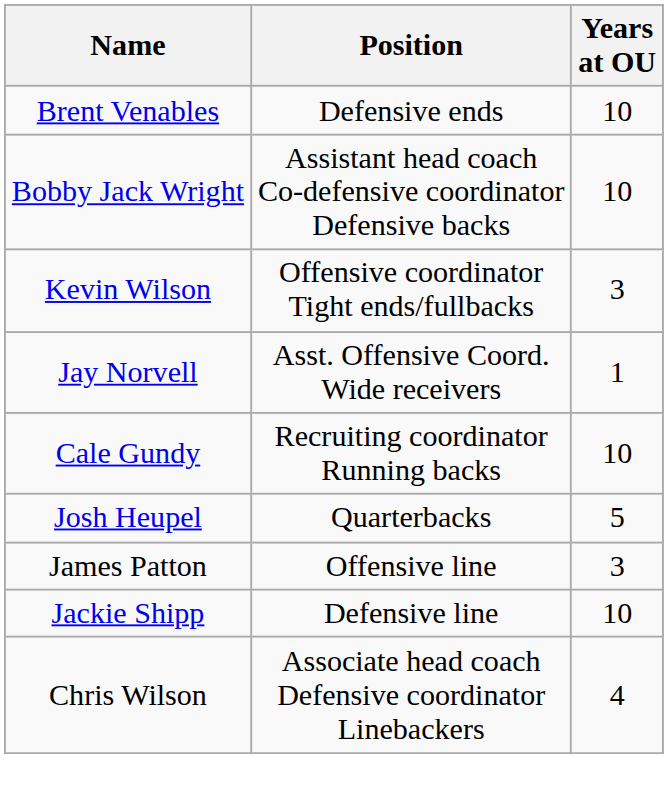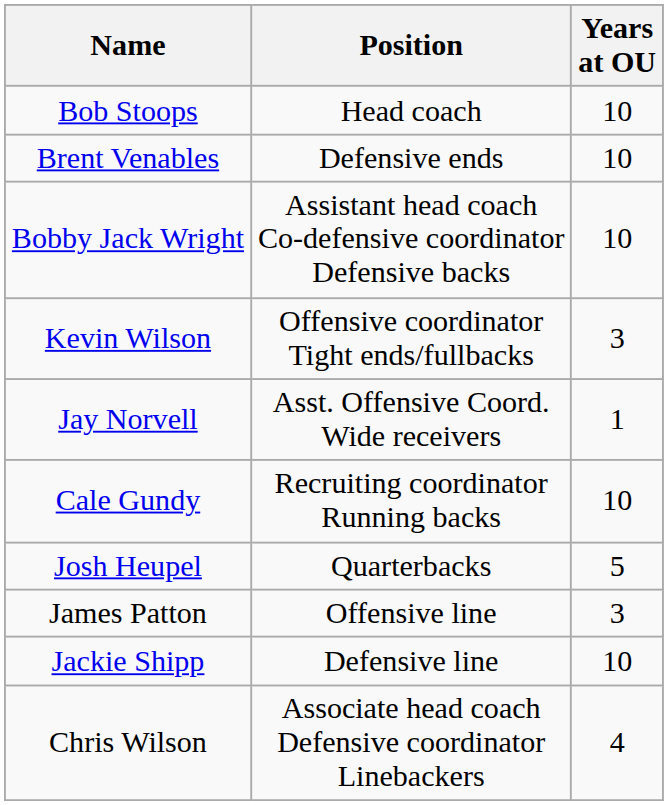+ row: (128, 109)
